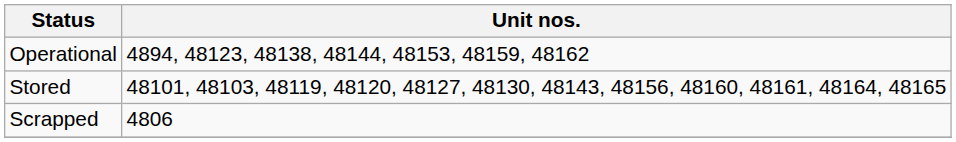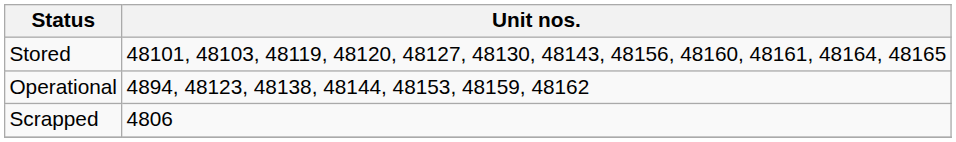rows swapped: (63, 53) <-> (40, 86)
